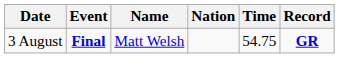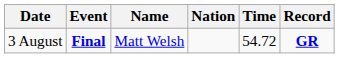(259, 40) 54.75 -> (259, 40) 54.72
